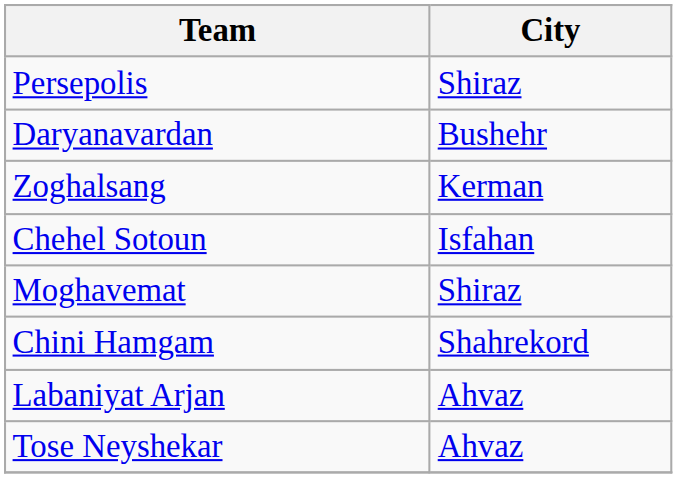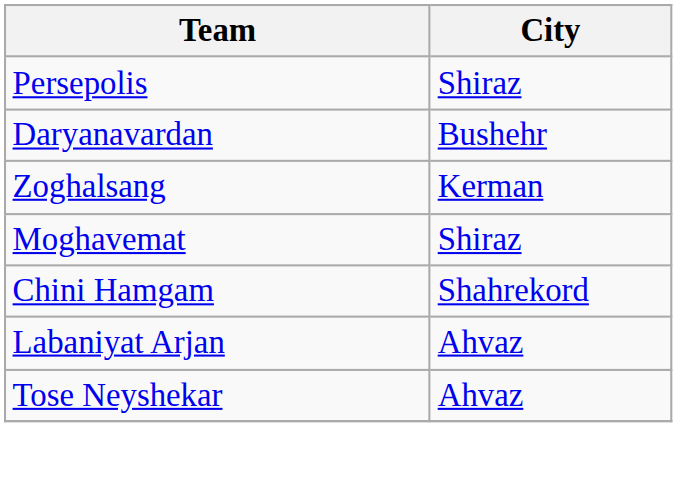- row: (110, 238)
